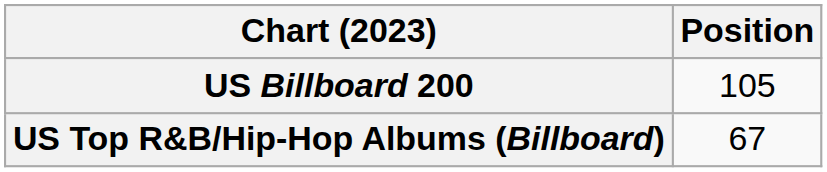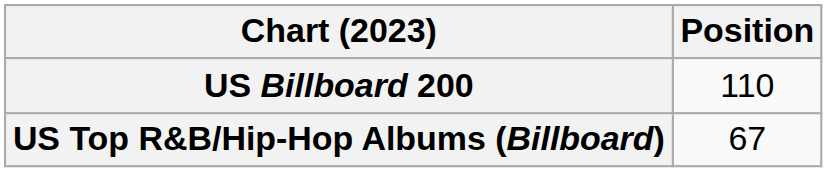(747, 85) 105 -> (747, 85) 110
